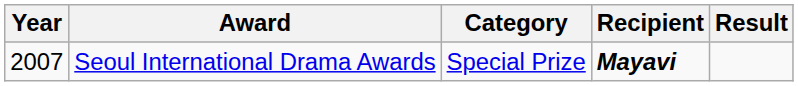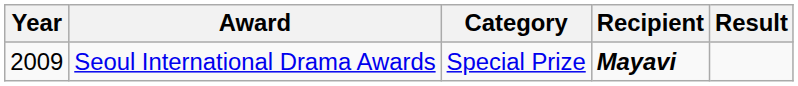(37, 61) 2007 -> (37, 61) 2009
